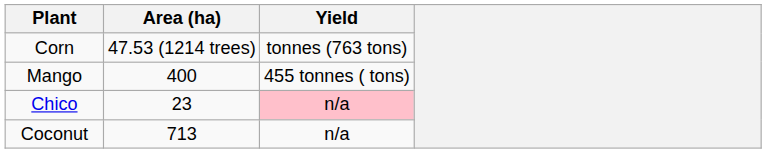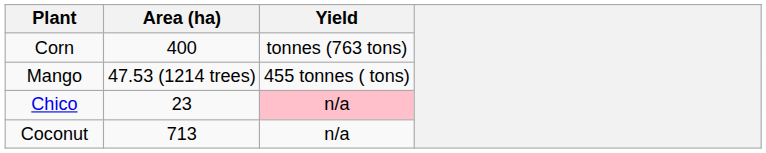(182, 47) 47.53 (1214 trees) -> (182, 47) 400
(182, 76) 400 -> (182, 76) 47.53 (1214 trees)
